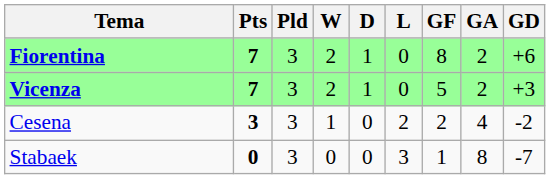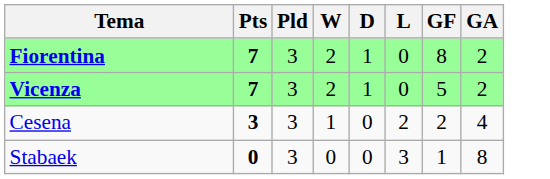- column: (524, 21)
